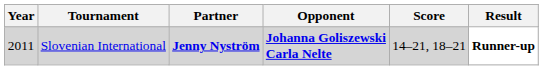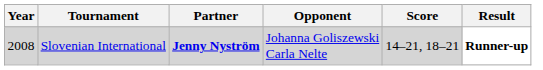(21, 45) 2011 -> (21, 45) 2008
(326, 45) bold -> (323, 45) normal
